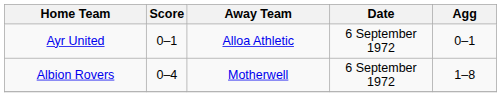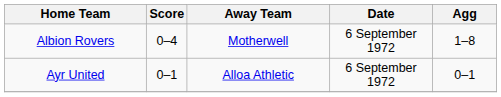rows swapped: (76, 75) <-> (76, 41)
